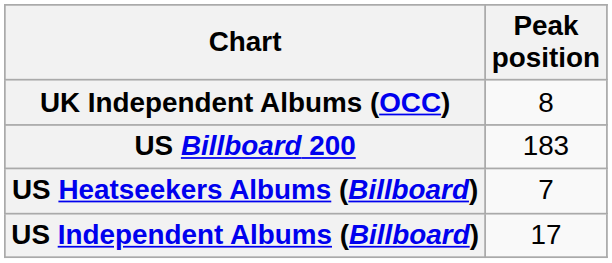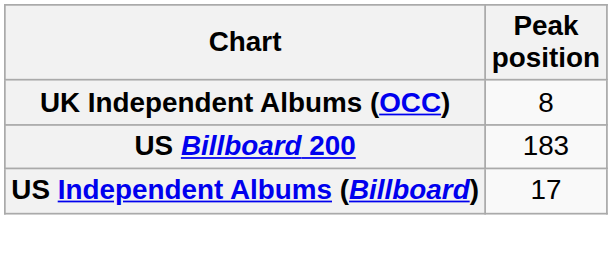- row: (245, 190)
